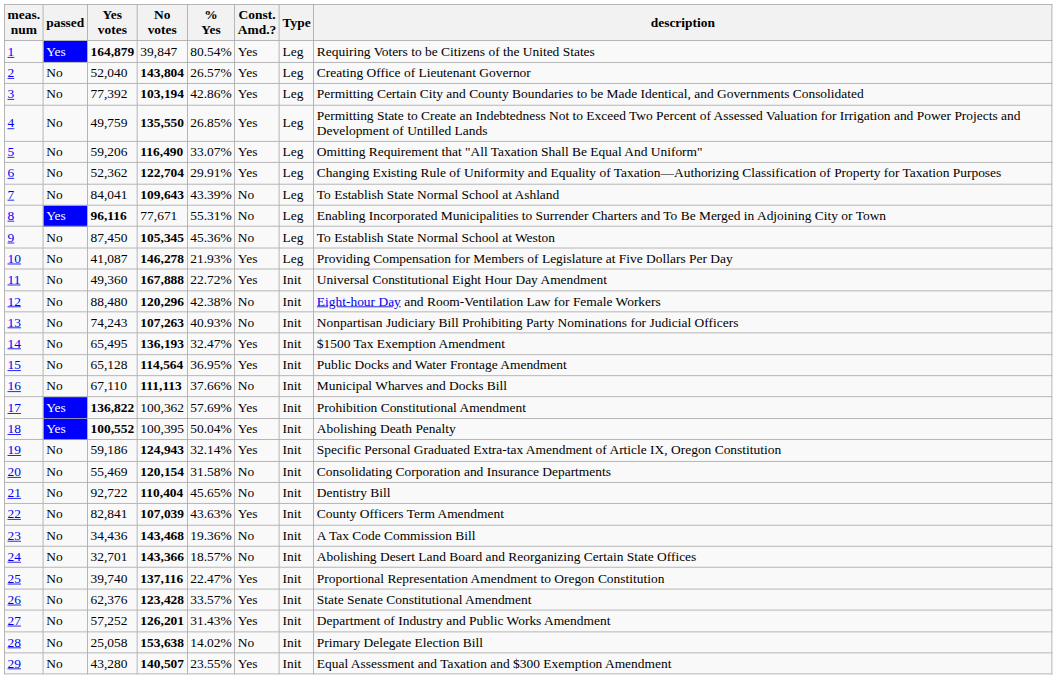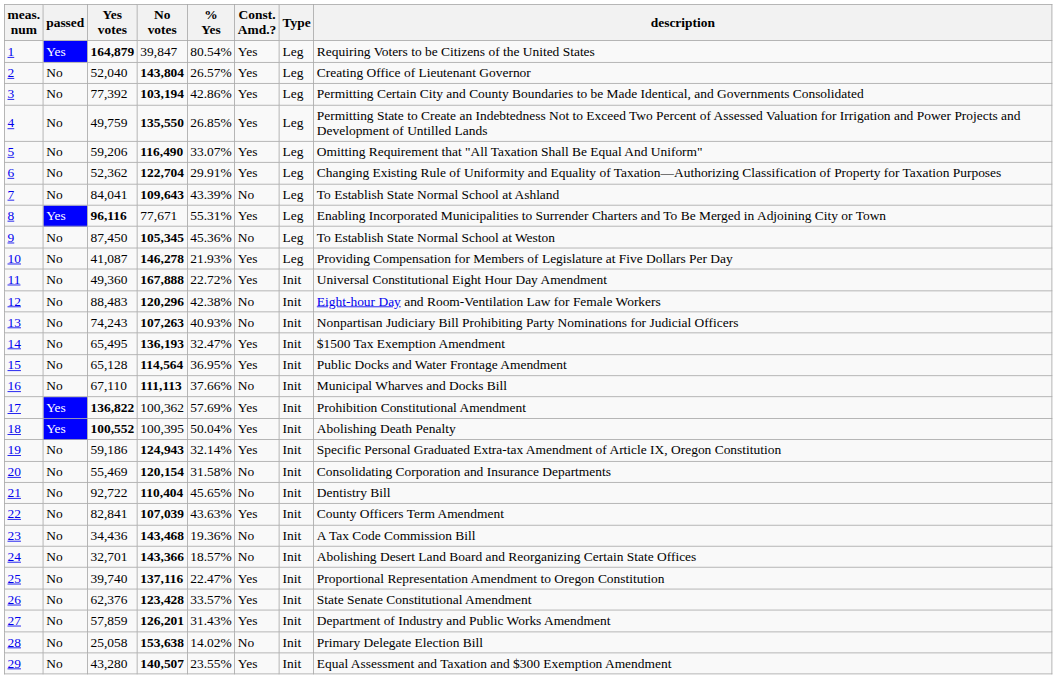(246, 215) No -> (248, 215) Yes
(109, 301) 88,480 -> (109, 301) 88,483
(109, 620) 57,252 -> (109, 620) 57,859
